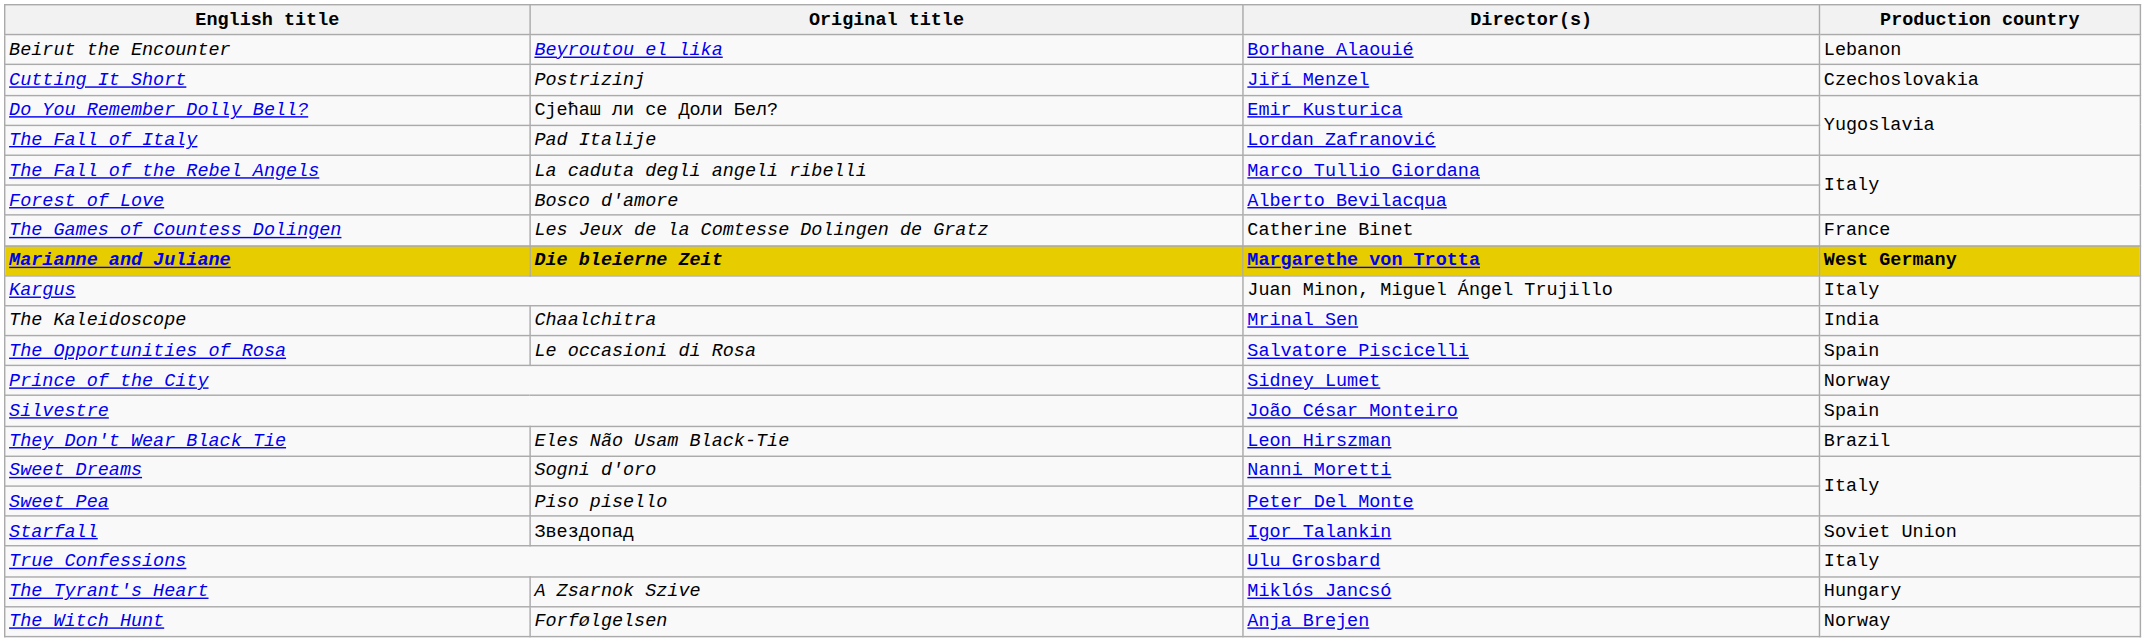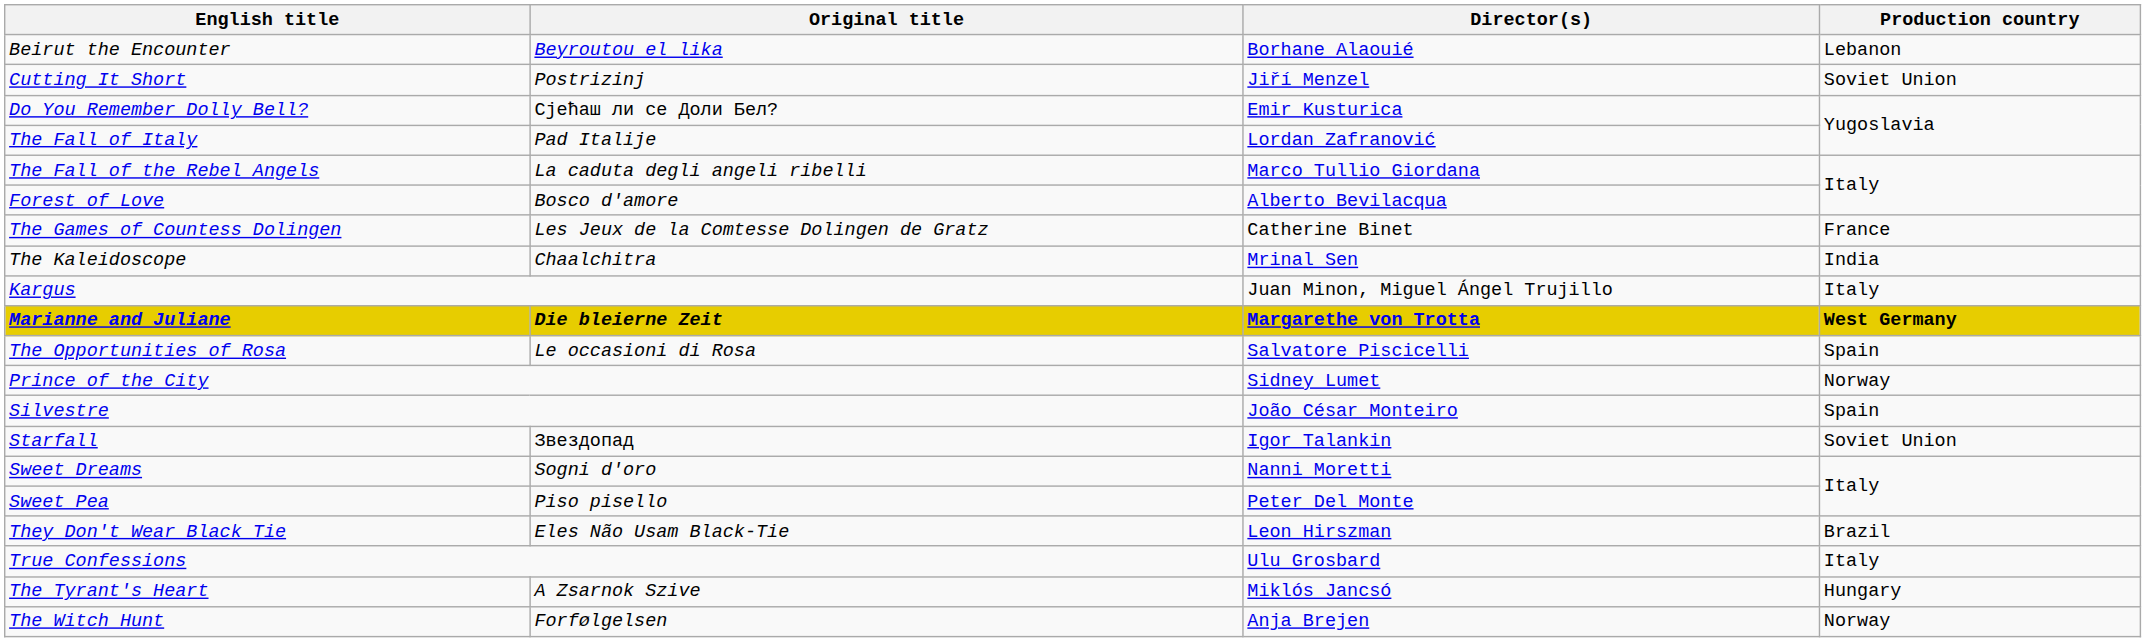(1901, 80) Czechoslovakia -> (1890, 80) Soviet Union
rows swapped: (98, 321) <-> (120, 260)
rows swapped: (53, 531) <-> (148, 441)
